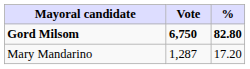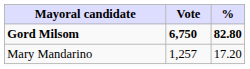(183, 53) 1,287 -> (183, 53) 1,257
